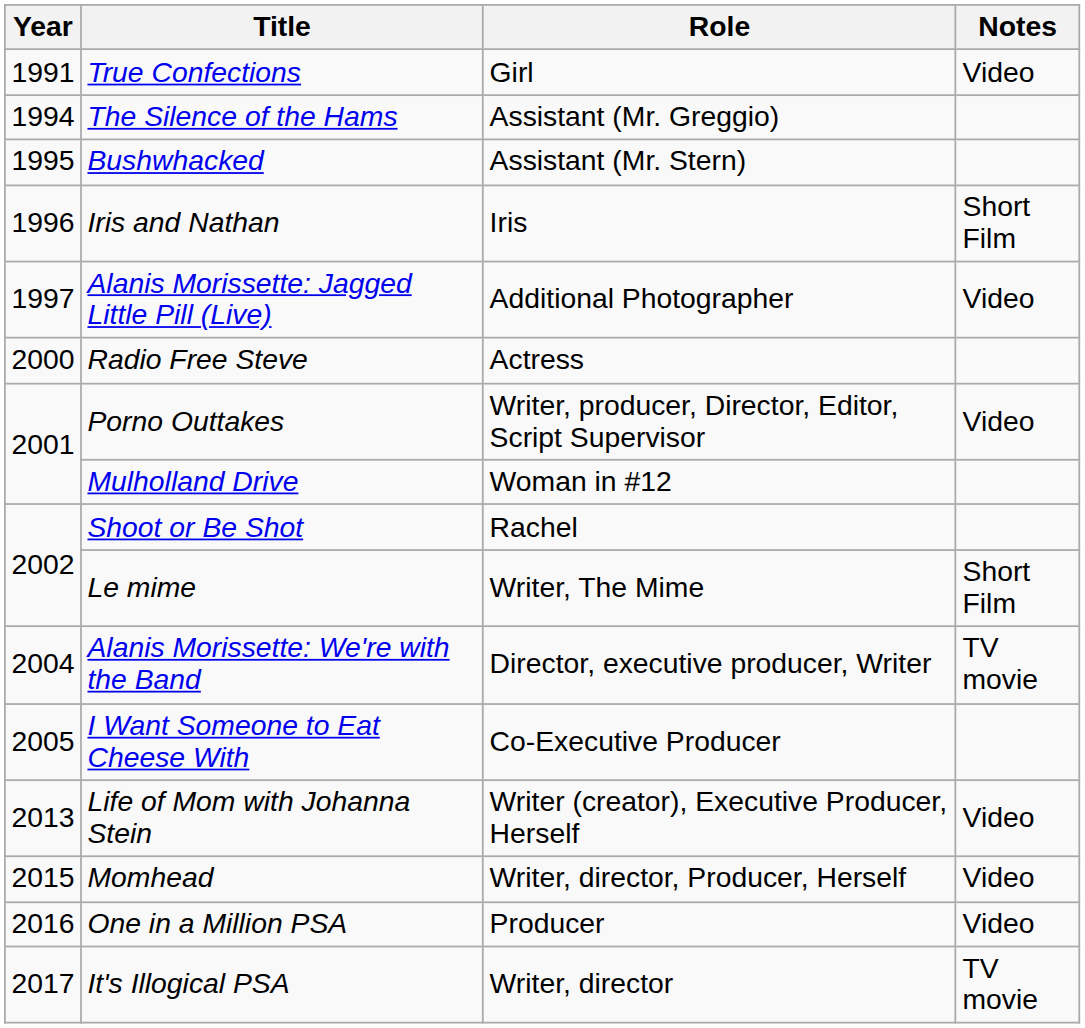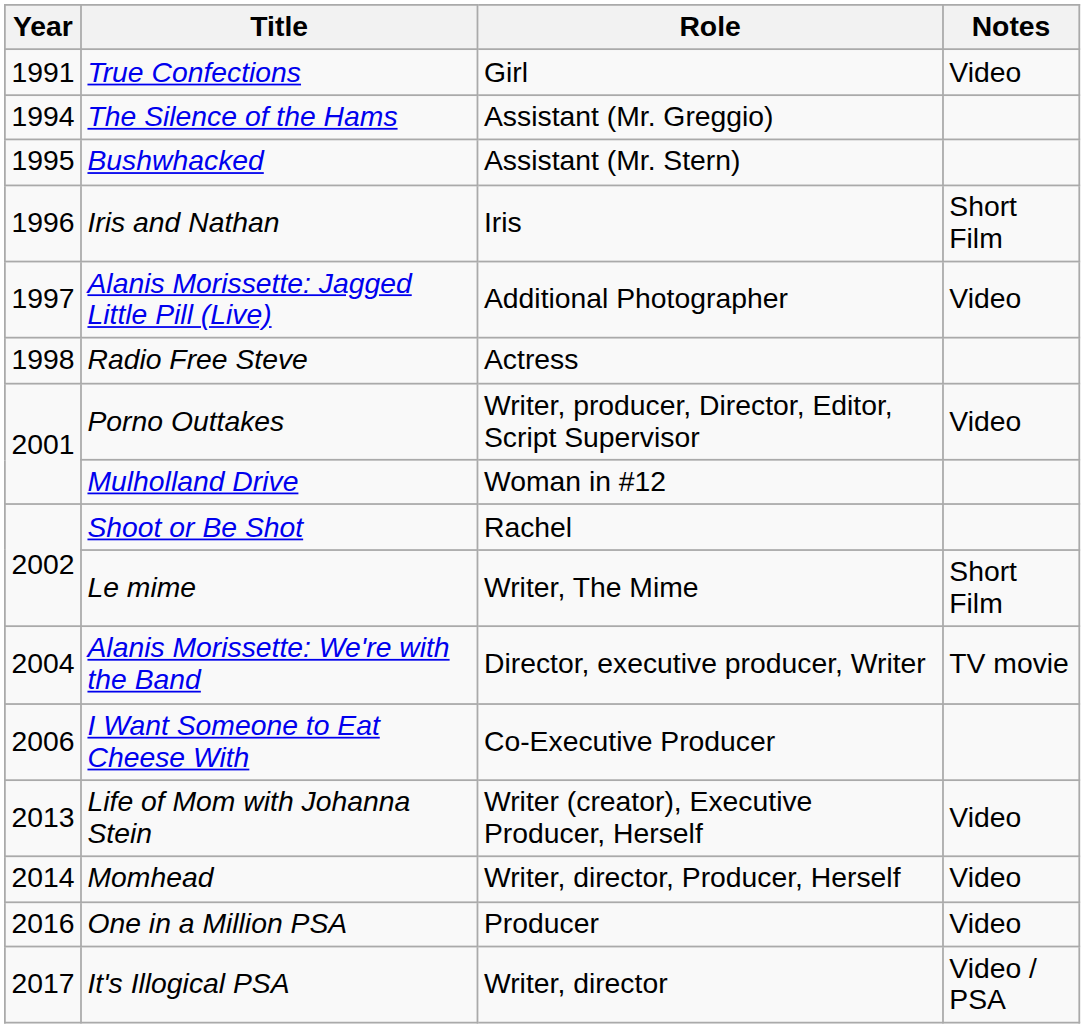(43, 360) 2000 -> (43, 360) 1998
(43, 741) 2005 -> (43, 741) 2006
(43, 878) 2015 -> (43, 878) 2014
(1000, 984) TV movie -> (993, 984) Video / PSA
